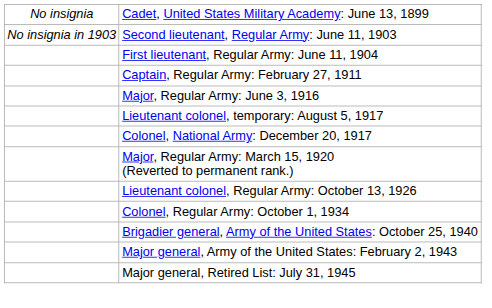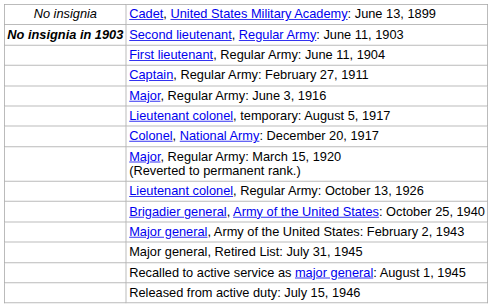(62, 34) normal -> (65, 34) bold
- row: (236, 211)
+ row: (297, 272)
+ row: (245, 292)
